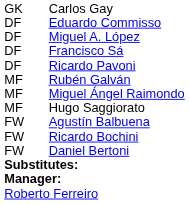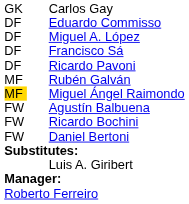(13, 94) no background -> (13, 94) gold background
- row: (97, 108)
+ row: (91, 165)
